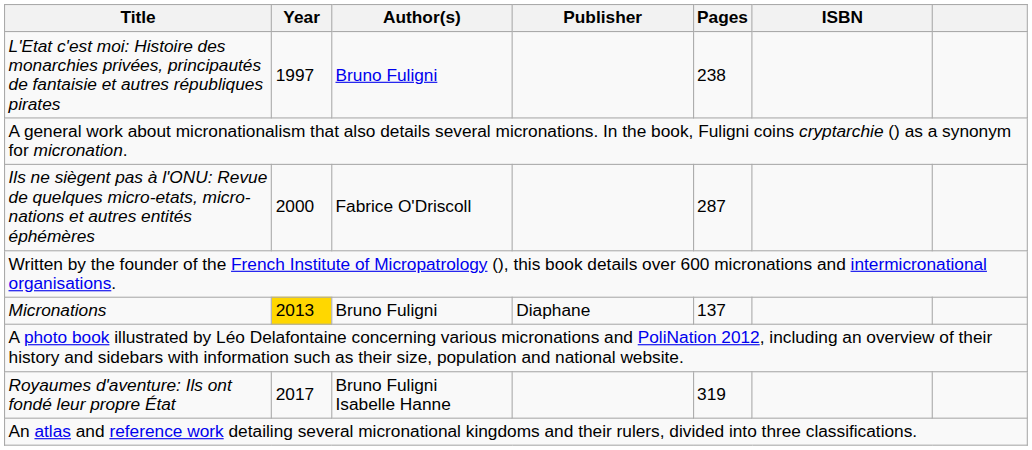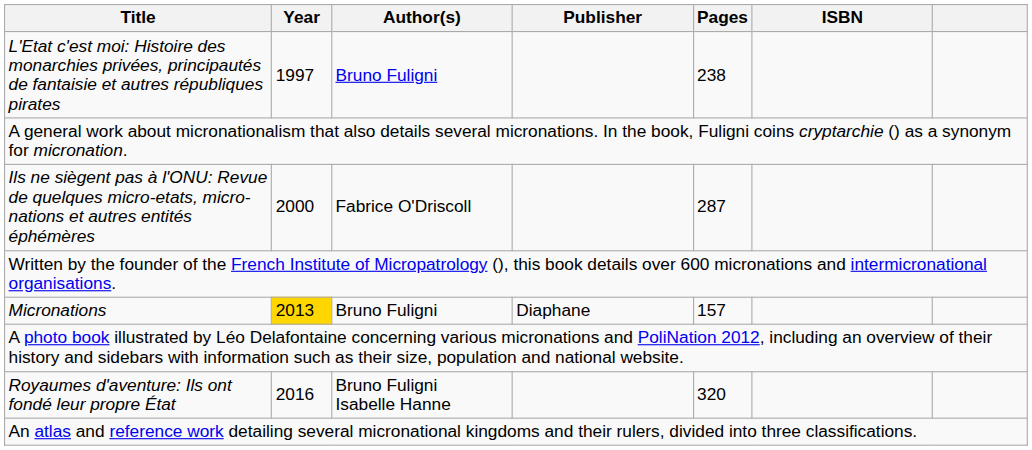(711, 310) 137 -> (711, 310) 157
(295, 394) 2017 -> (295, 394) 2016
(711, 394) 319 -> (711, 394) 320
